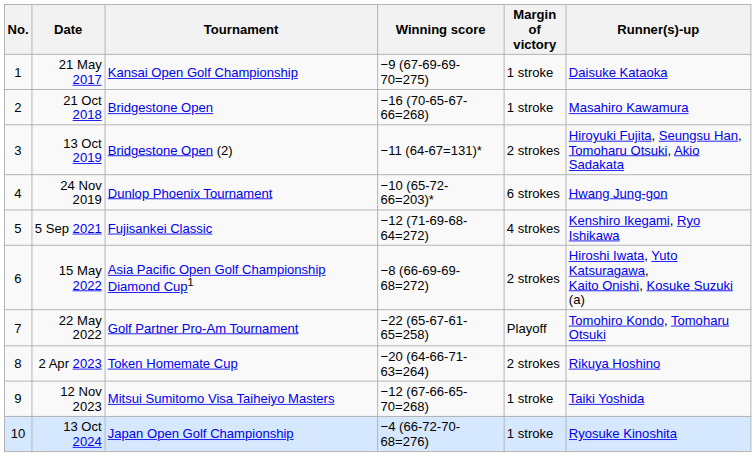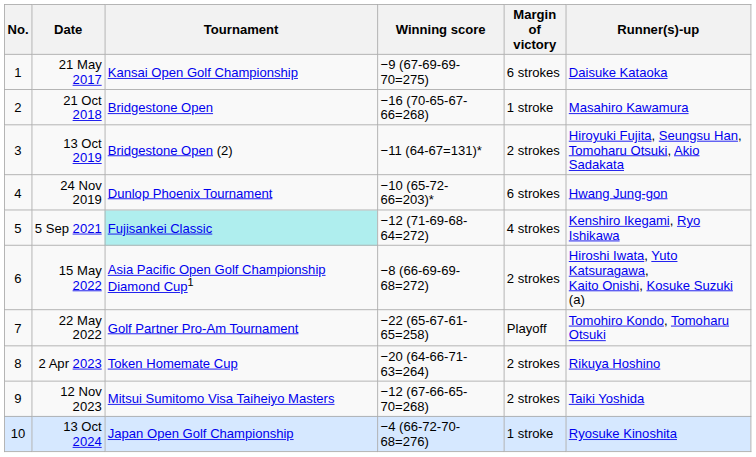(530, 72) 1 stroke -> (533, 72) 6 strokes
(160, 228) no background -> (160, 228) paleturquoise background
(530, 399) 1 stroke -> (533, 399) 2 strokes
